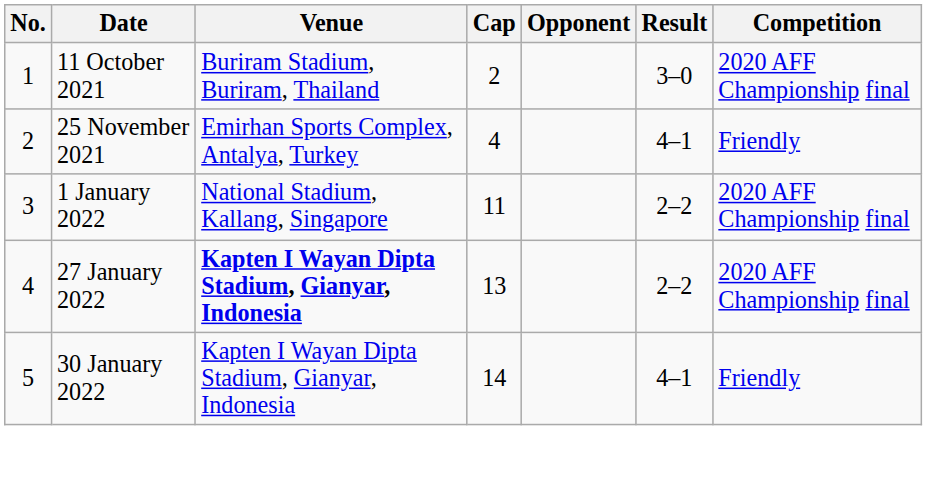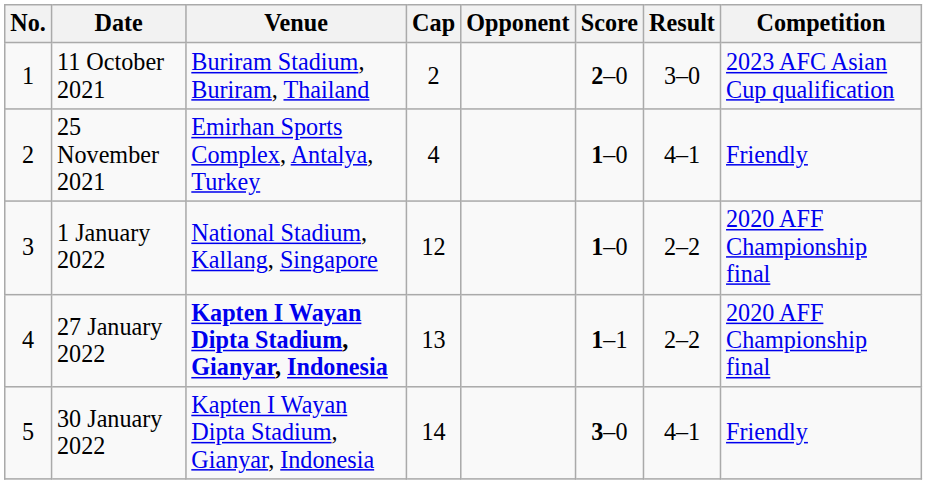+ column: (609, 23)
(814, 75) 2020 AFF Championship final -> (810, 75) 2023 AFC Asian Cup qualification
(494, 206) 11 -> (434, 247) 12
